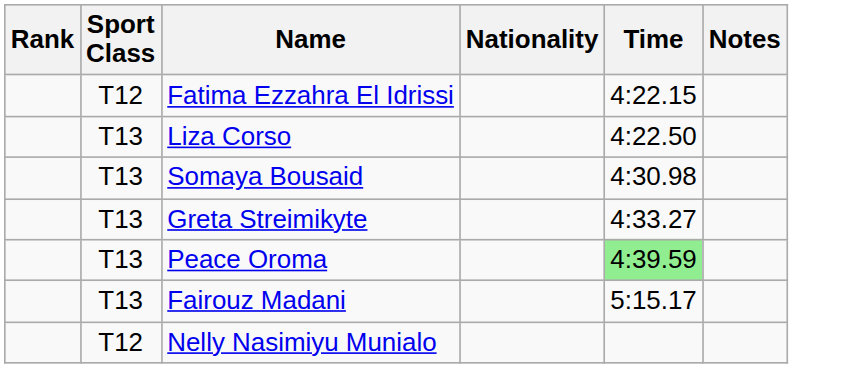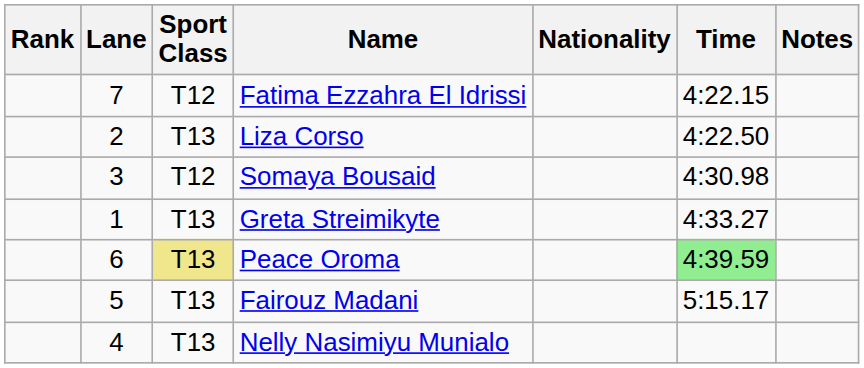+ column: (116, 39)
(121, 177) T13 -> (193, 177) T12
(121, 259) no background -> (193, 259) khaki background
(121, 341) T12 -> (193, 341) T13
